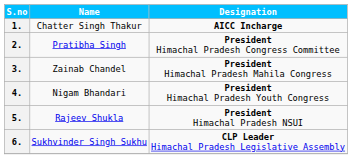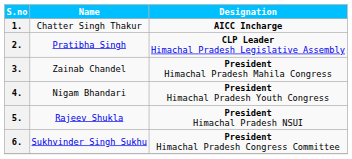(248, 45) President Himachal Pradesh Congress Committee -> (248, 45) CLP Leader Himachal Pradesh Legislative Assembly
(248, 142) CLP Leader Himachal Pradesh Legislative Assembly -> (248, 142) President Himachal Pradesh Congress Committee
